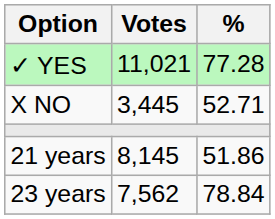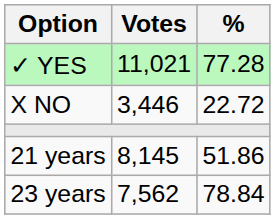(148, 104) 3,445 -> (148, 104) 3,446
(234, 104) 52.71 -> (234, 104) 22.72
